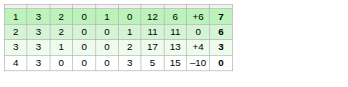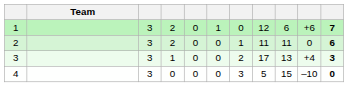+ column: (83, 12)
